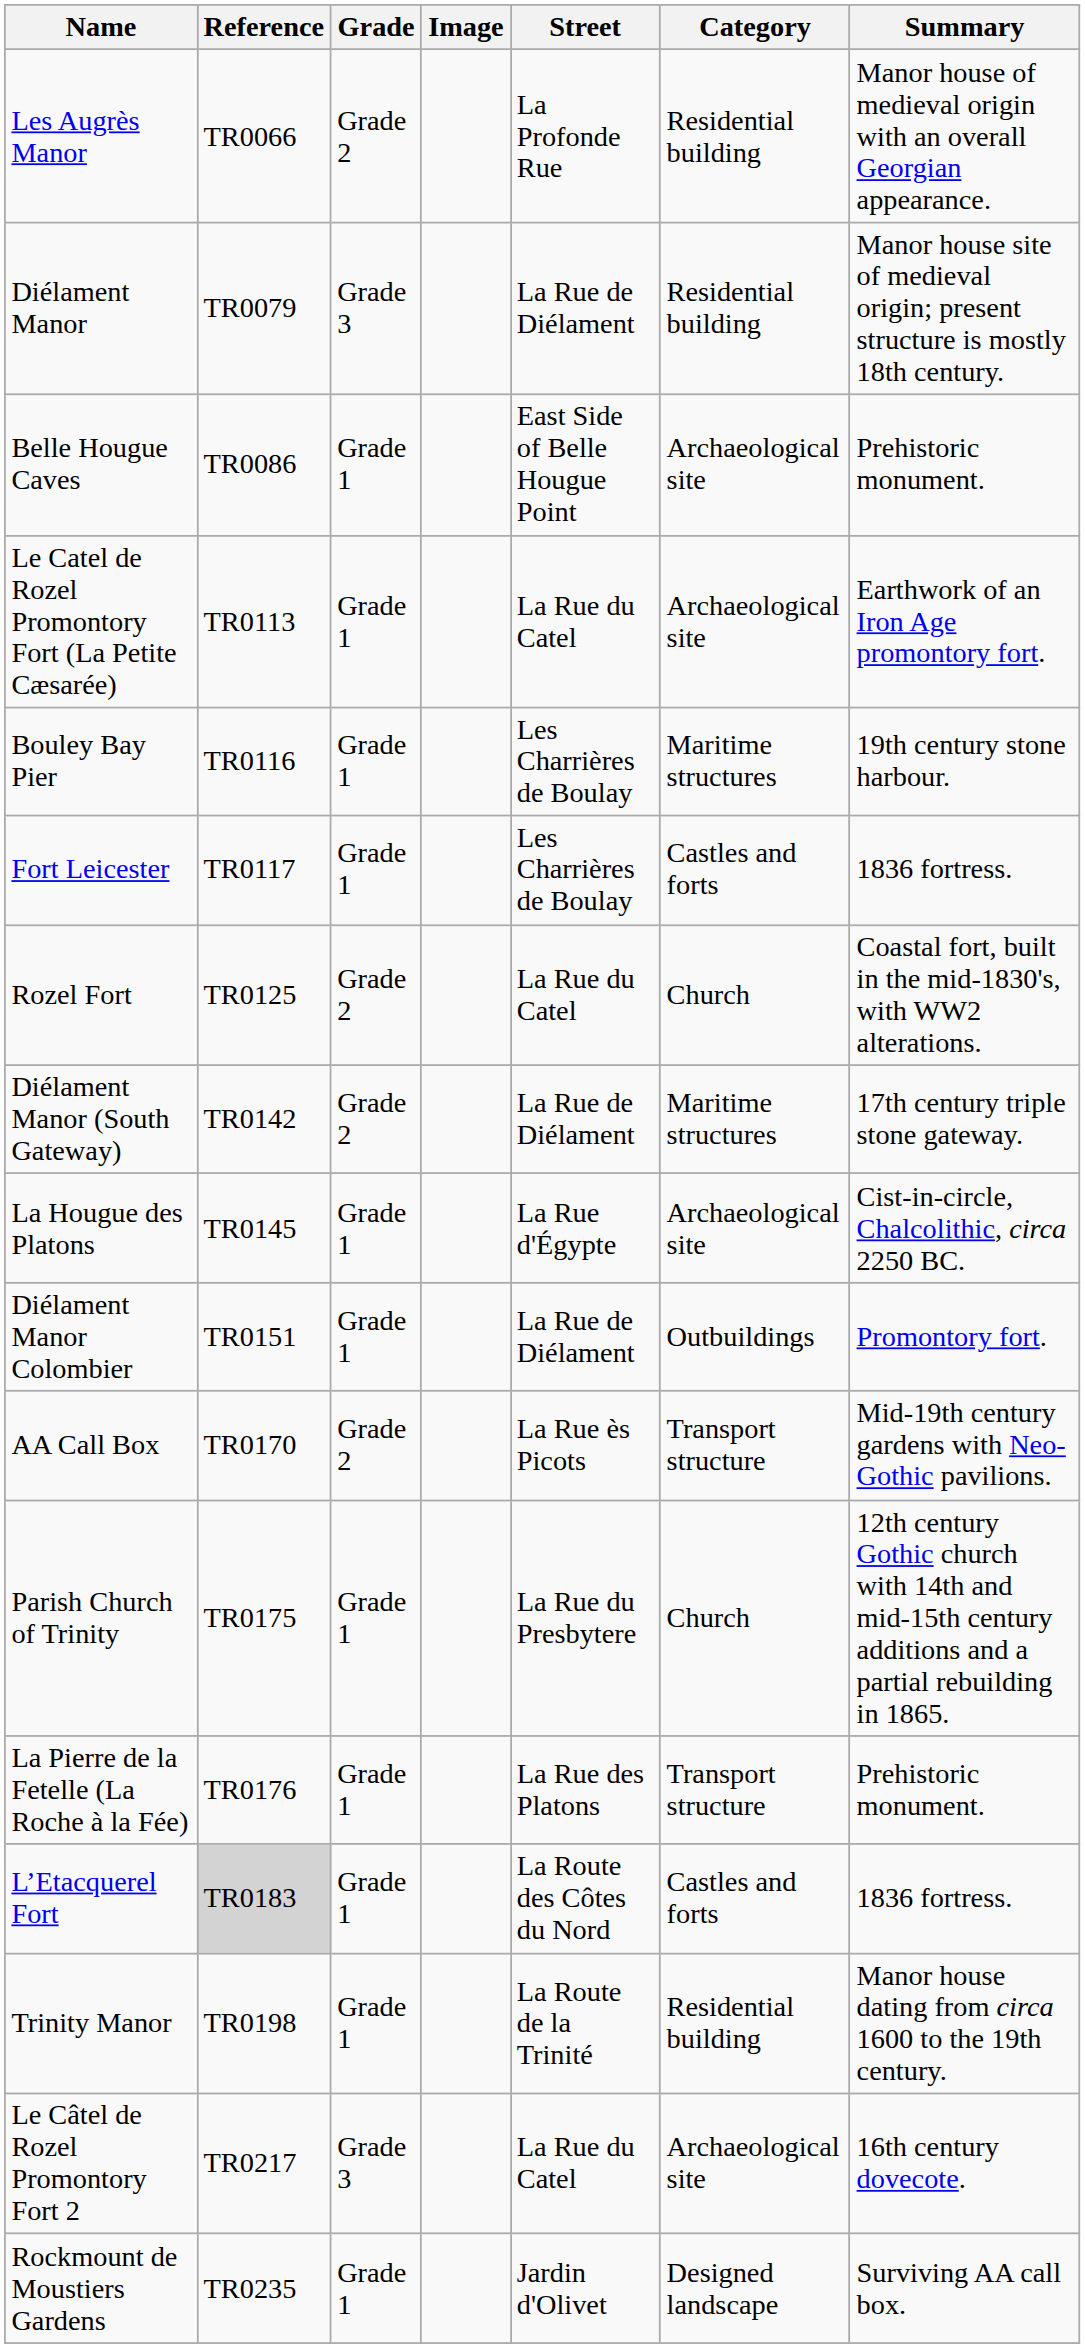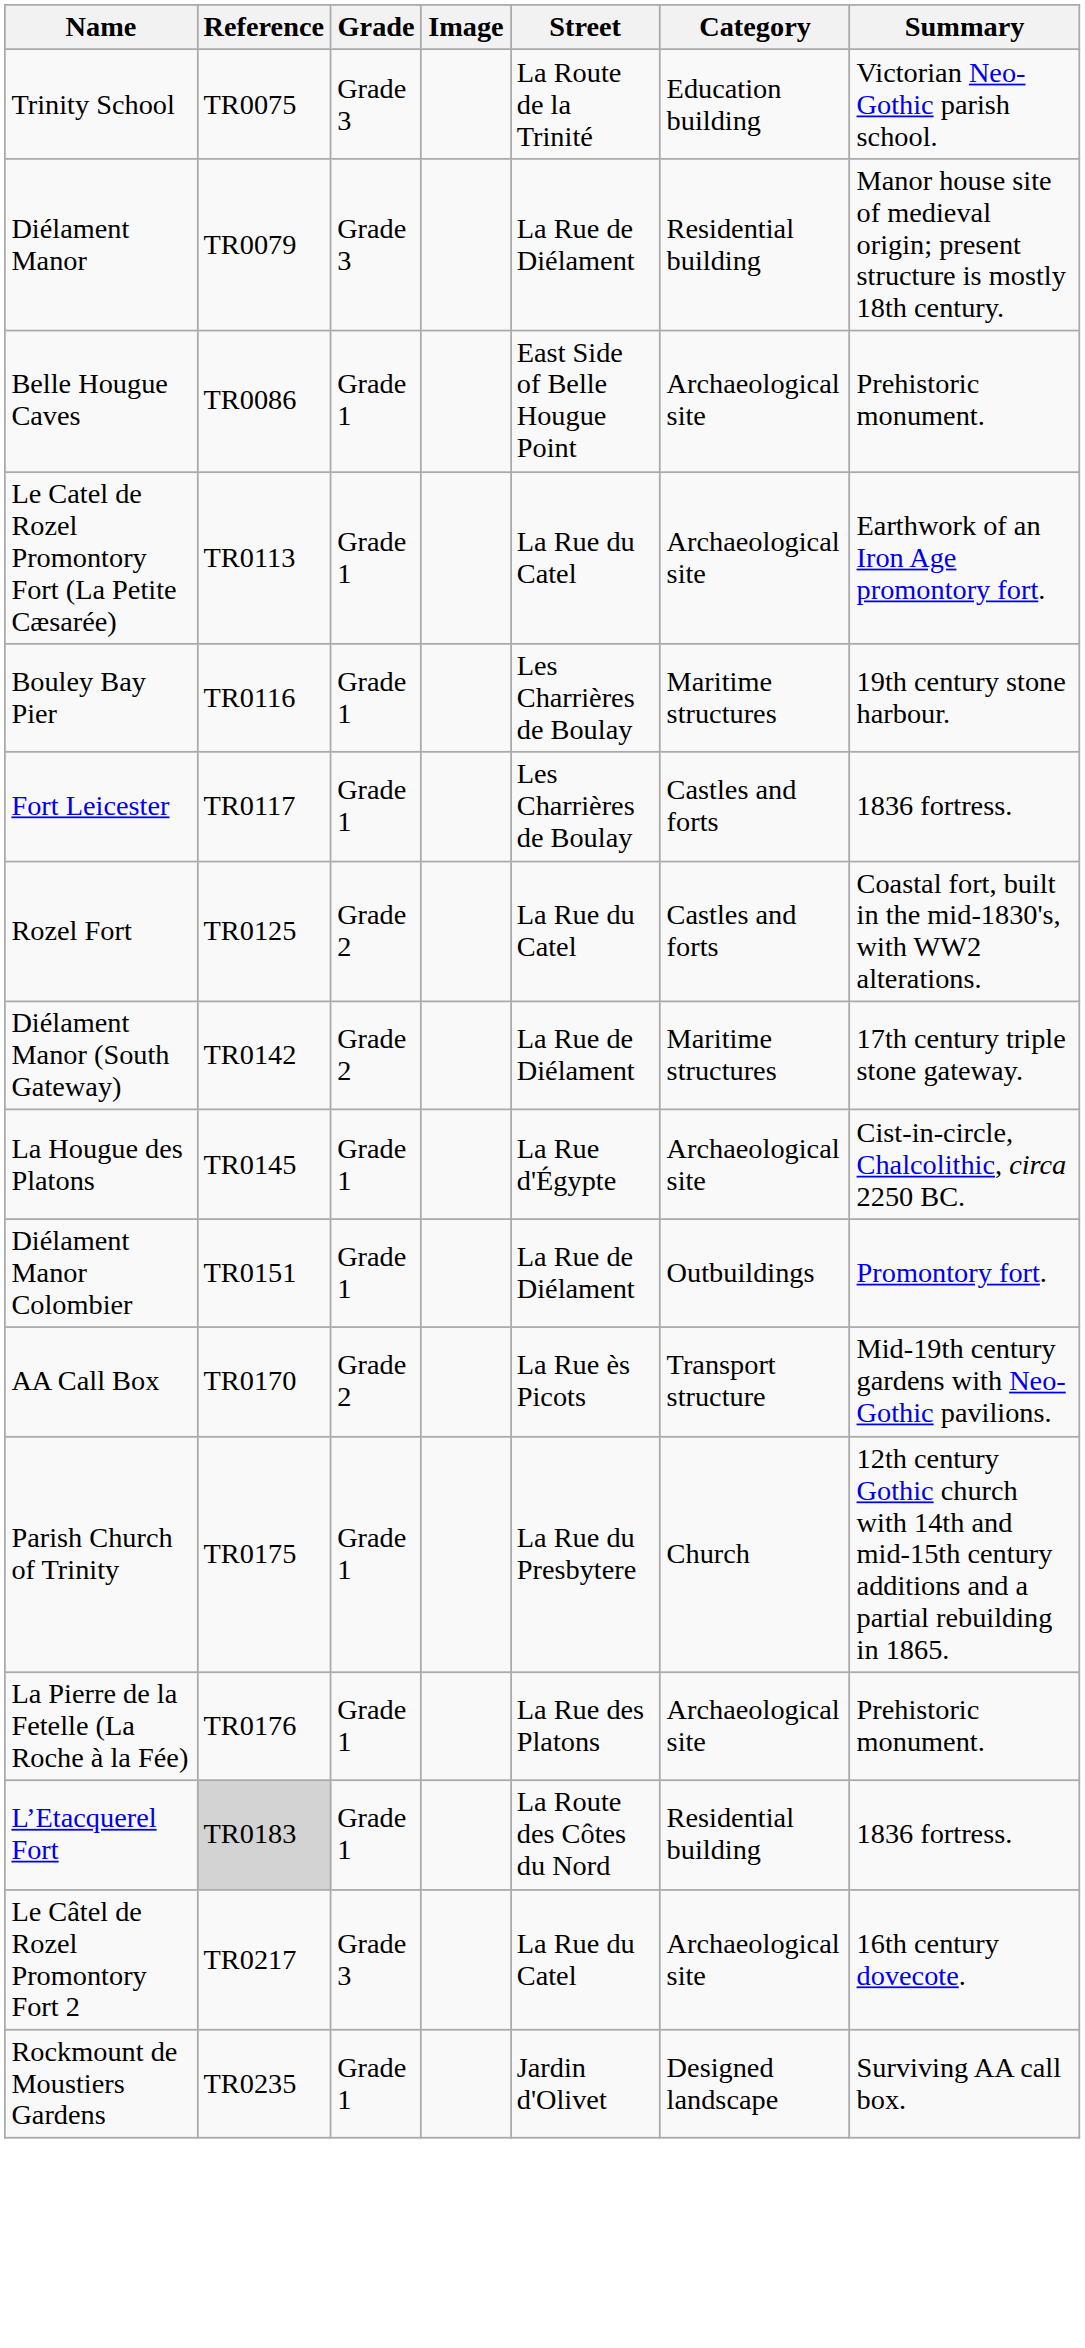- row: (76, 135)
+ row: (93, 103)
(708, 994) Church -> (732, 930) Castles and forts
(721, 1789) Transport structure -> (753, 1725) Archaeological site
(732, 1898) Castles and forts -> (730, 1834) Residential building
- row: (92, 2022)
